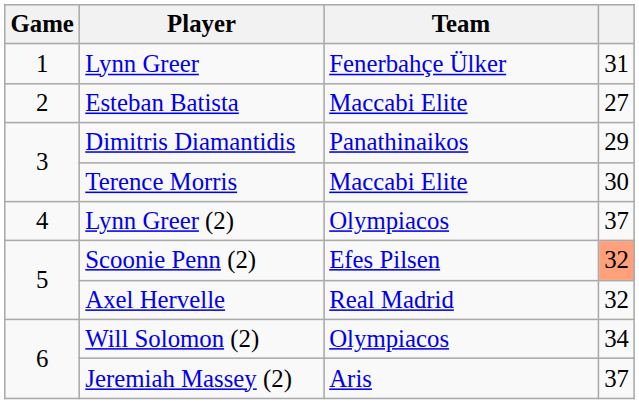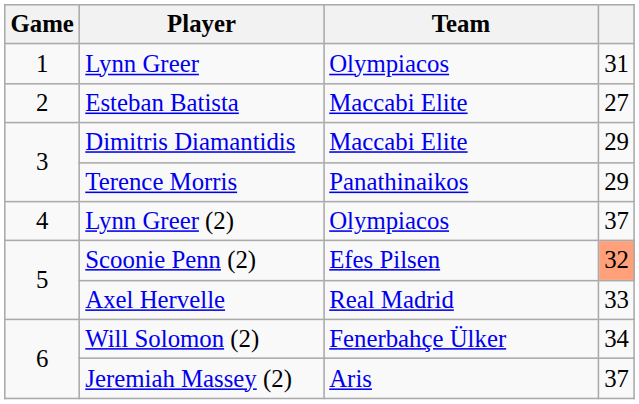(418, 63) Fenerbahçe Ülker -> (389, 63) Olympiacos
(399, 142) Panathinaikos -> (398, 142) Maccabi Elite
(398, 181) Maccabi Elite -> (399, 181) Panathinaikos
(617, 181) 30 -> (617, 181) 29
(617, 299) 32 -> (617, 299) 33
(389, 338) Olympiacos -> (418, 338) Fenerbahçe Ülker
